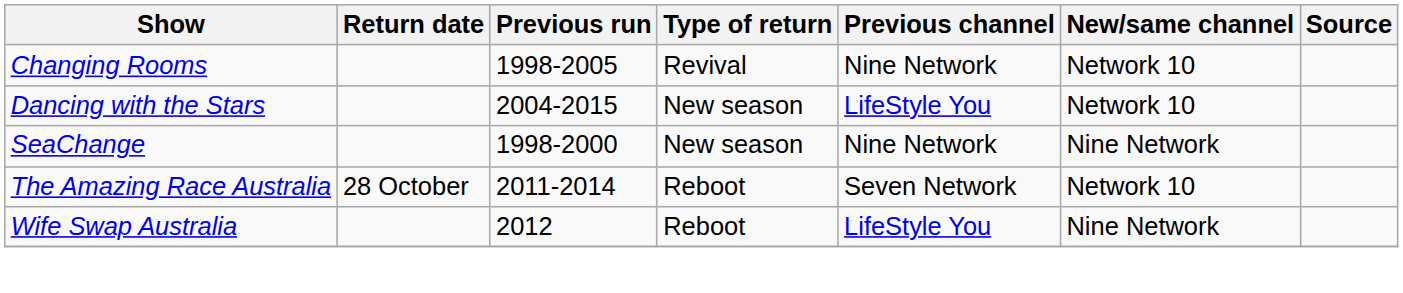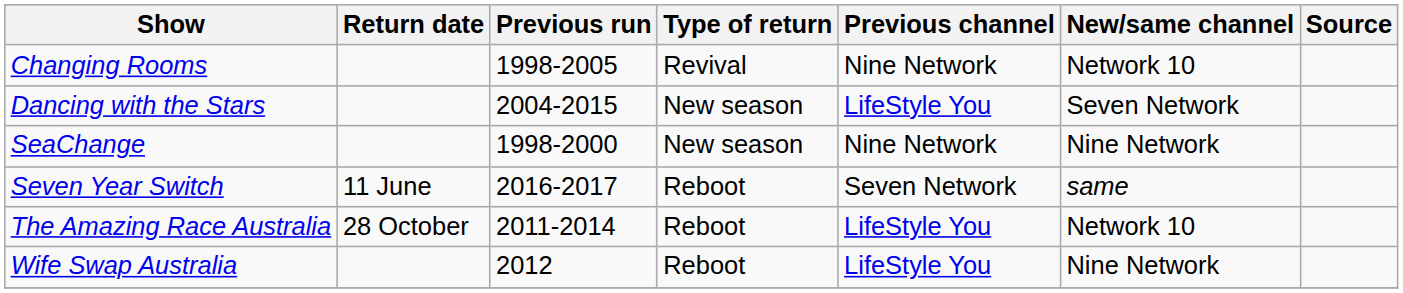(1131, 105) Network 10 -> (1153, 105) Seven Network
+ row: (117, 186)
(930, 186) Seven Network -> (918, 226) LifeStyle You
